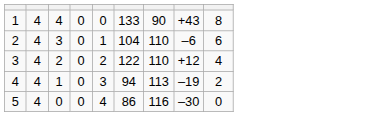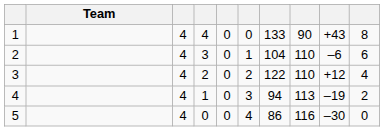+ column: (99, 14)
